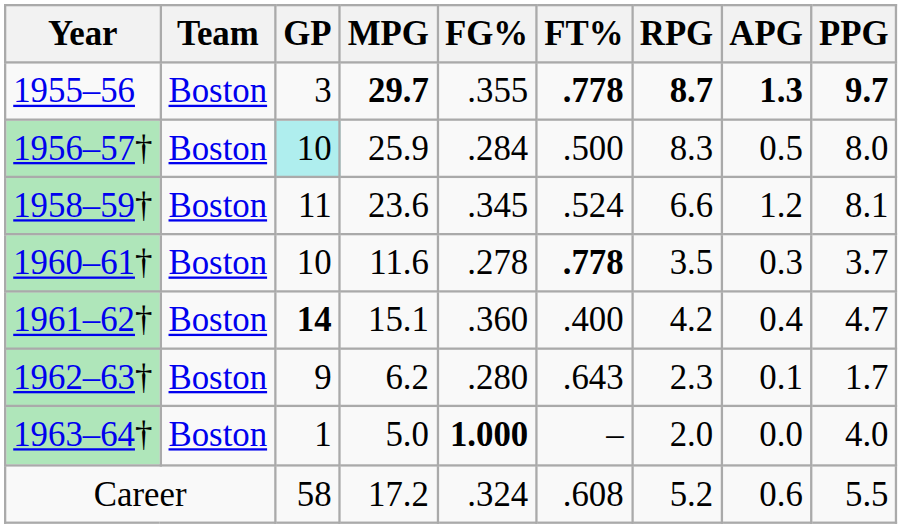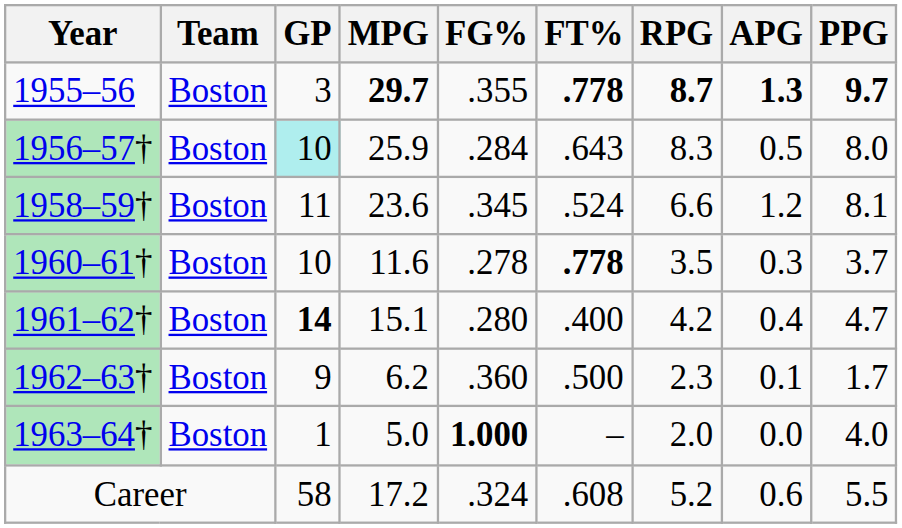(593, 148) .500 -> (593, 148) .643
(498, 320) .360 -> (498, 320) .280
(498, 377) .280 -> (498, 377) .360
(593, 377) .643 -> (593, 377) .500
